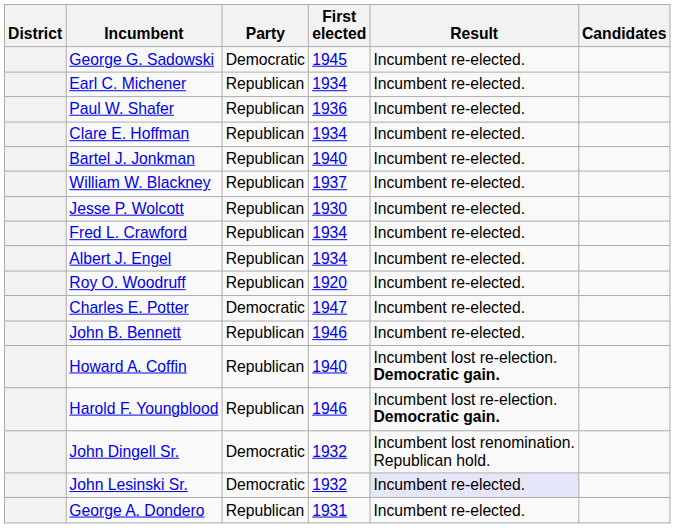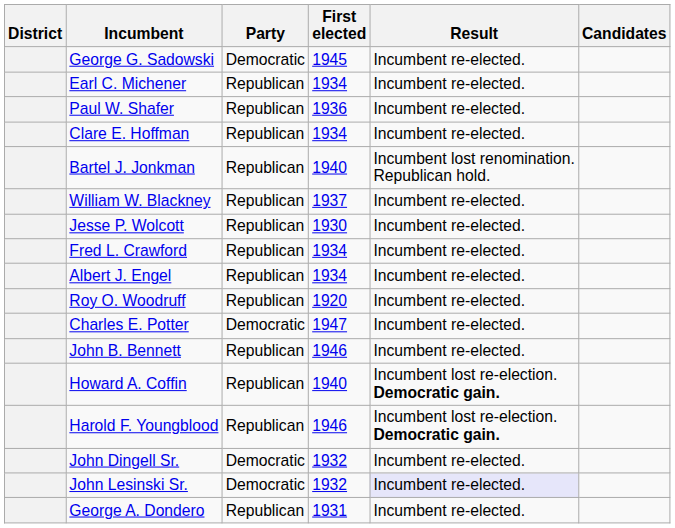(449, 158) Incumbent re-elected. -> (474, 167) Incumbent lost renomination. Republican hold.
(474, 451) Incumbent lost renomination. Republican hold. -> (449, 460) Incumbent re-elected.
